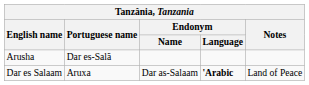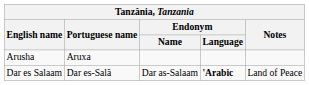(89, 57) Dar es-Salã -> (79, 57) Aruxa
(79, 73) Aruxa -> (89, 73) Dar es-Salã
